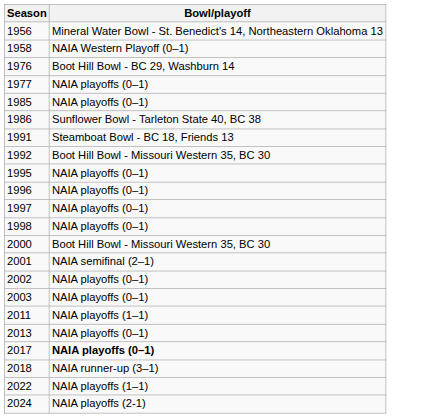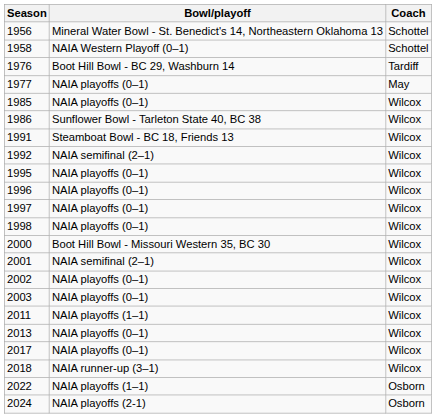+ column: (408, 13)
(161, 155) Boot Hill Bowl - Missouri Western 35, BC 30 -> (103, 155) NAIA semifinal (2–1)
(103, 350) bold -> (100, 350) normal
